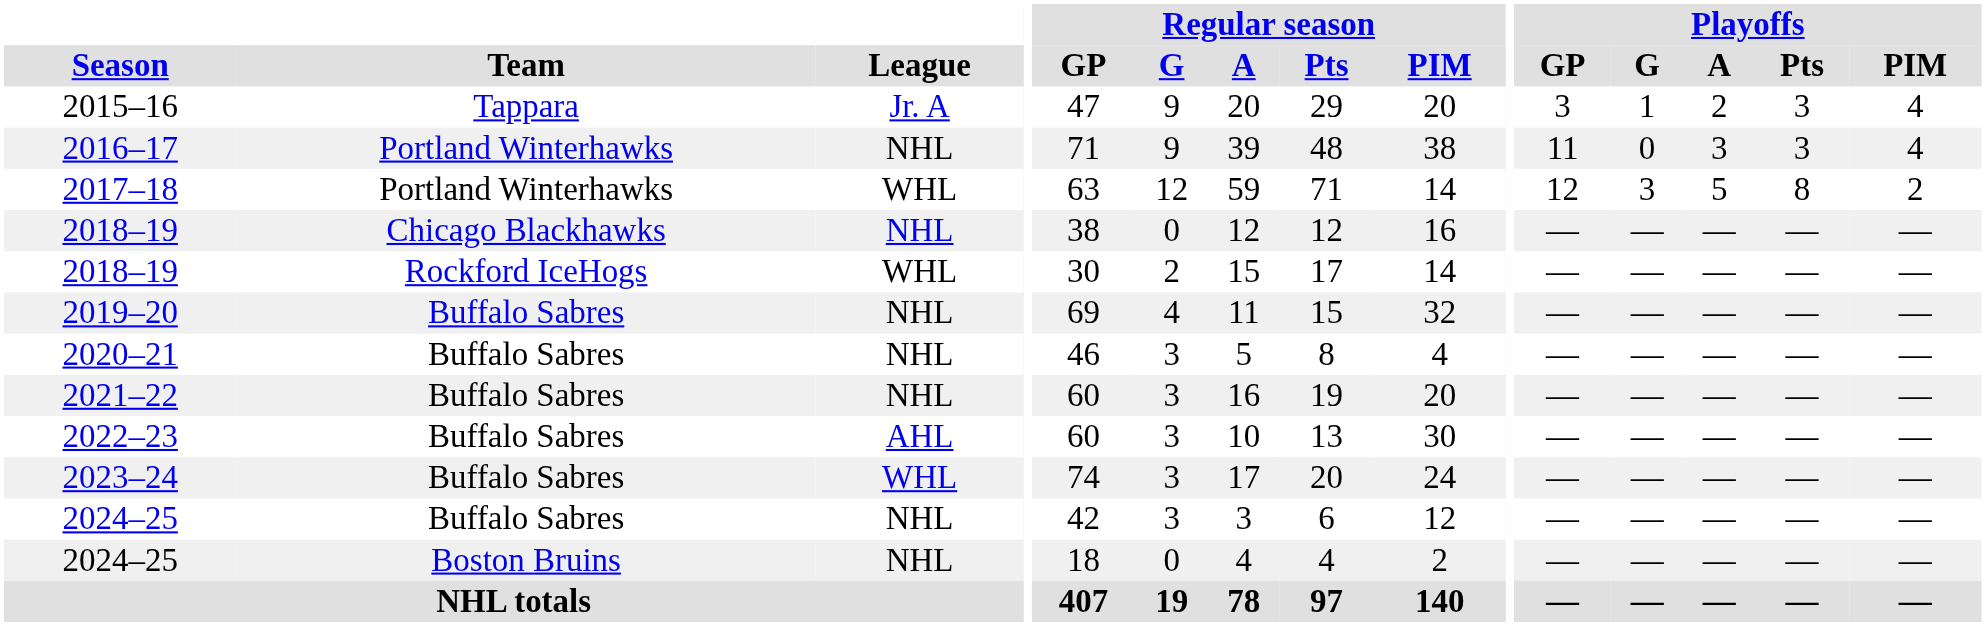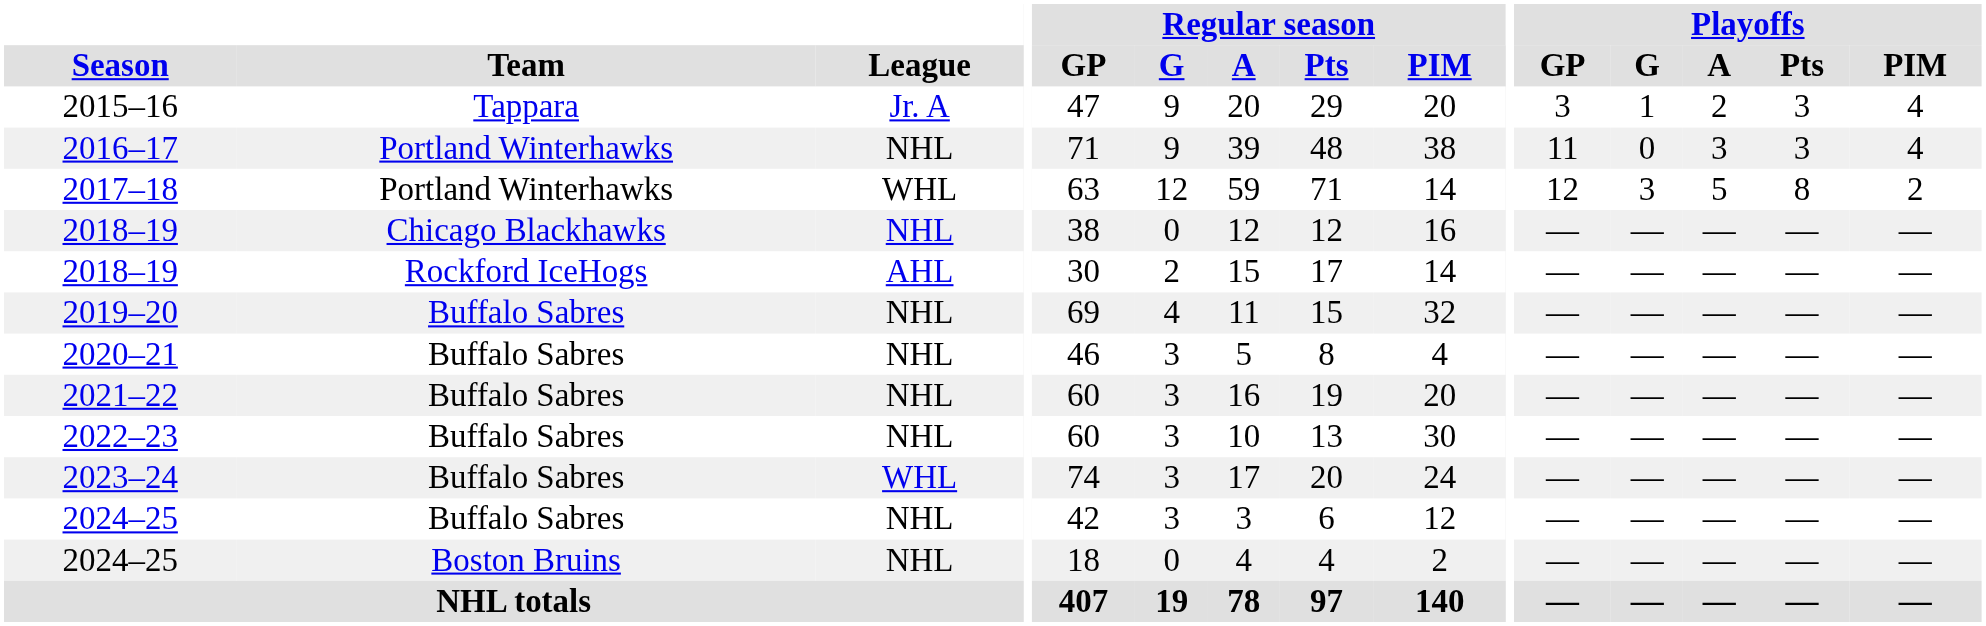(920, 271) WHL -> (920, 271) AHL
(920, 436) AHL -> (920, 436) NHL
